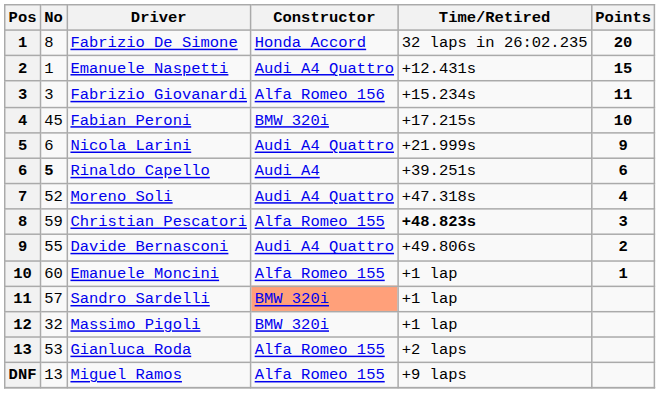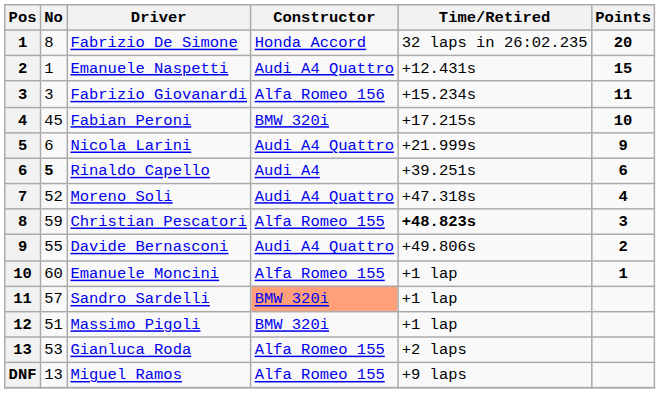(53, 325) 32 -> (53, 325) 51
